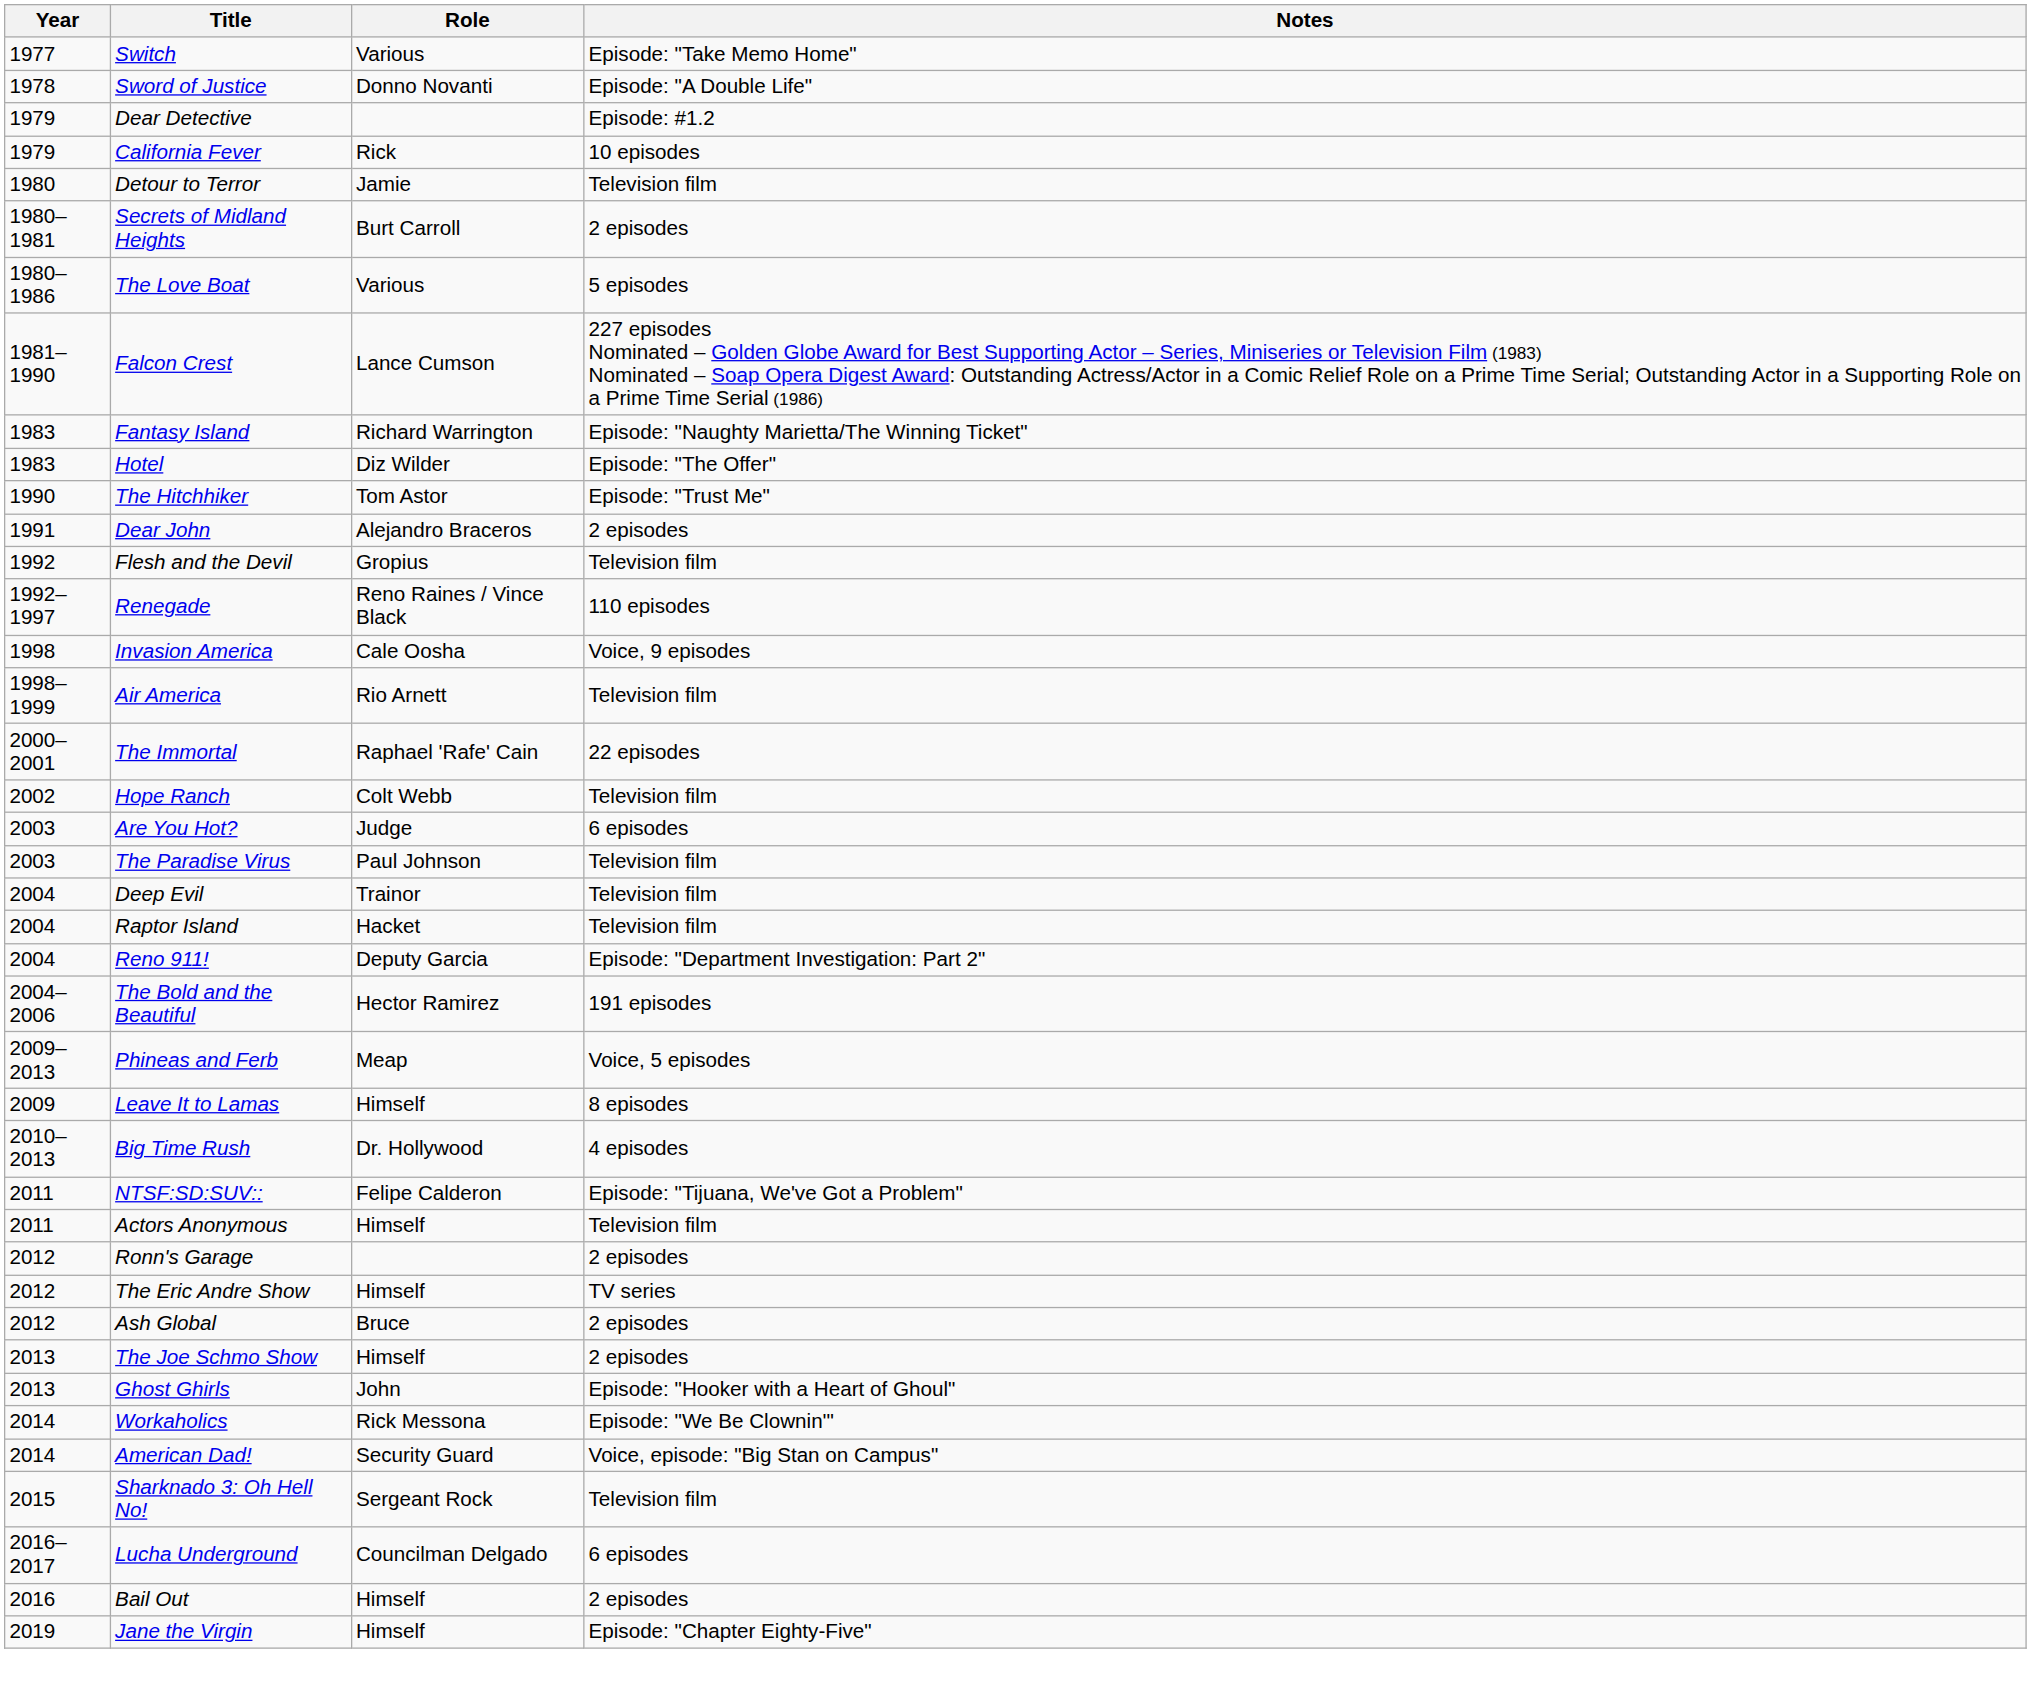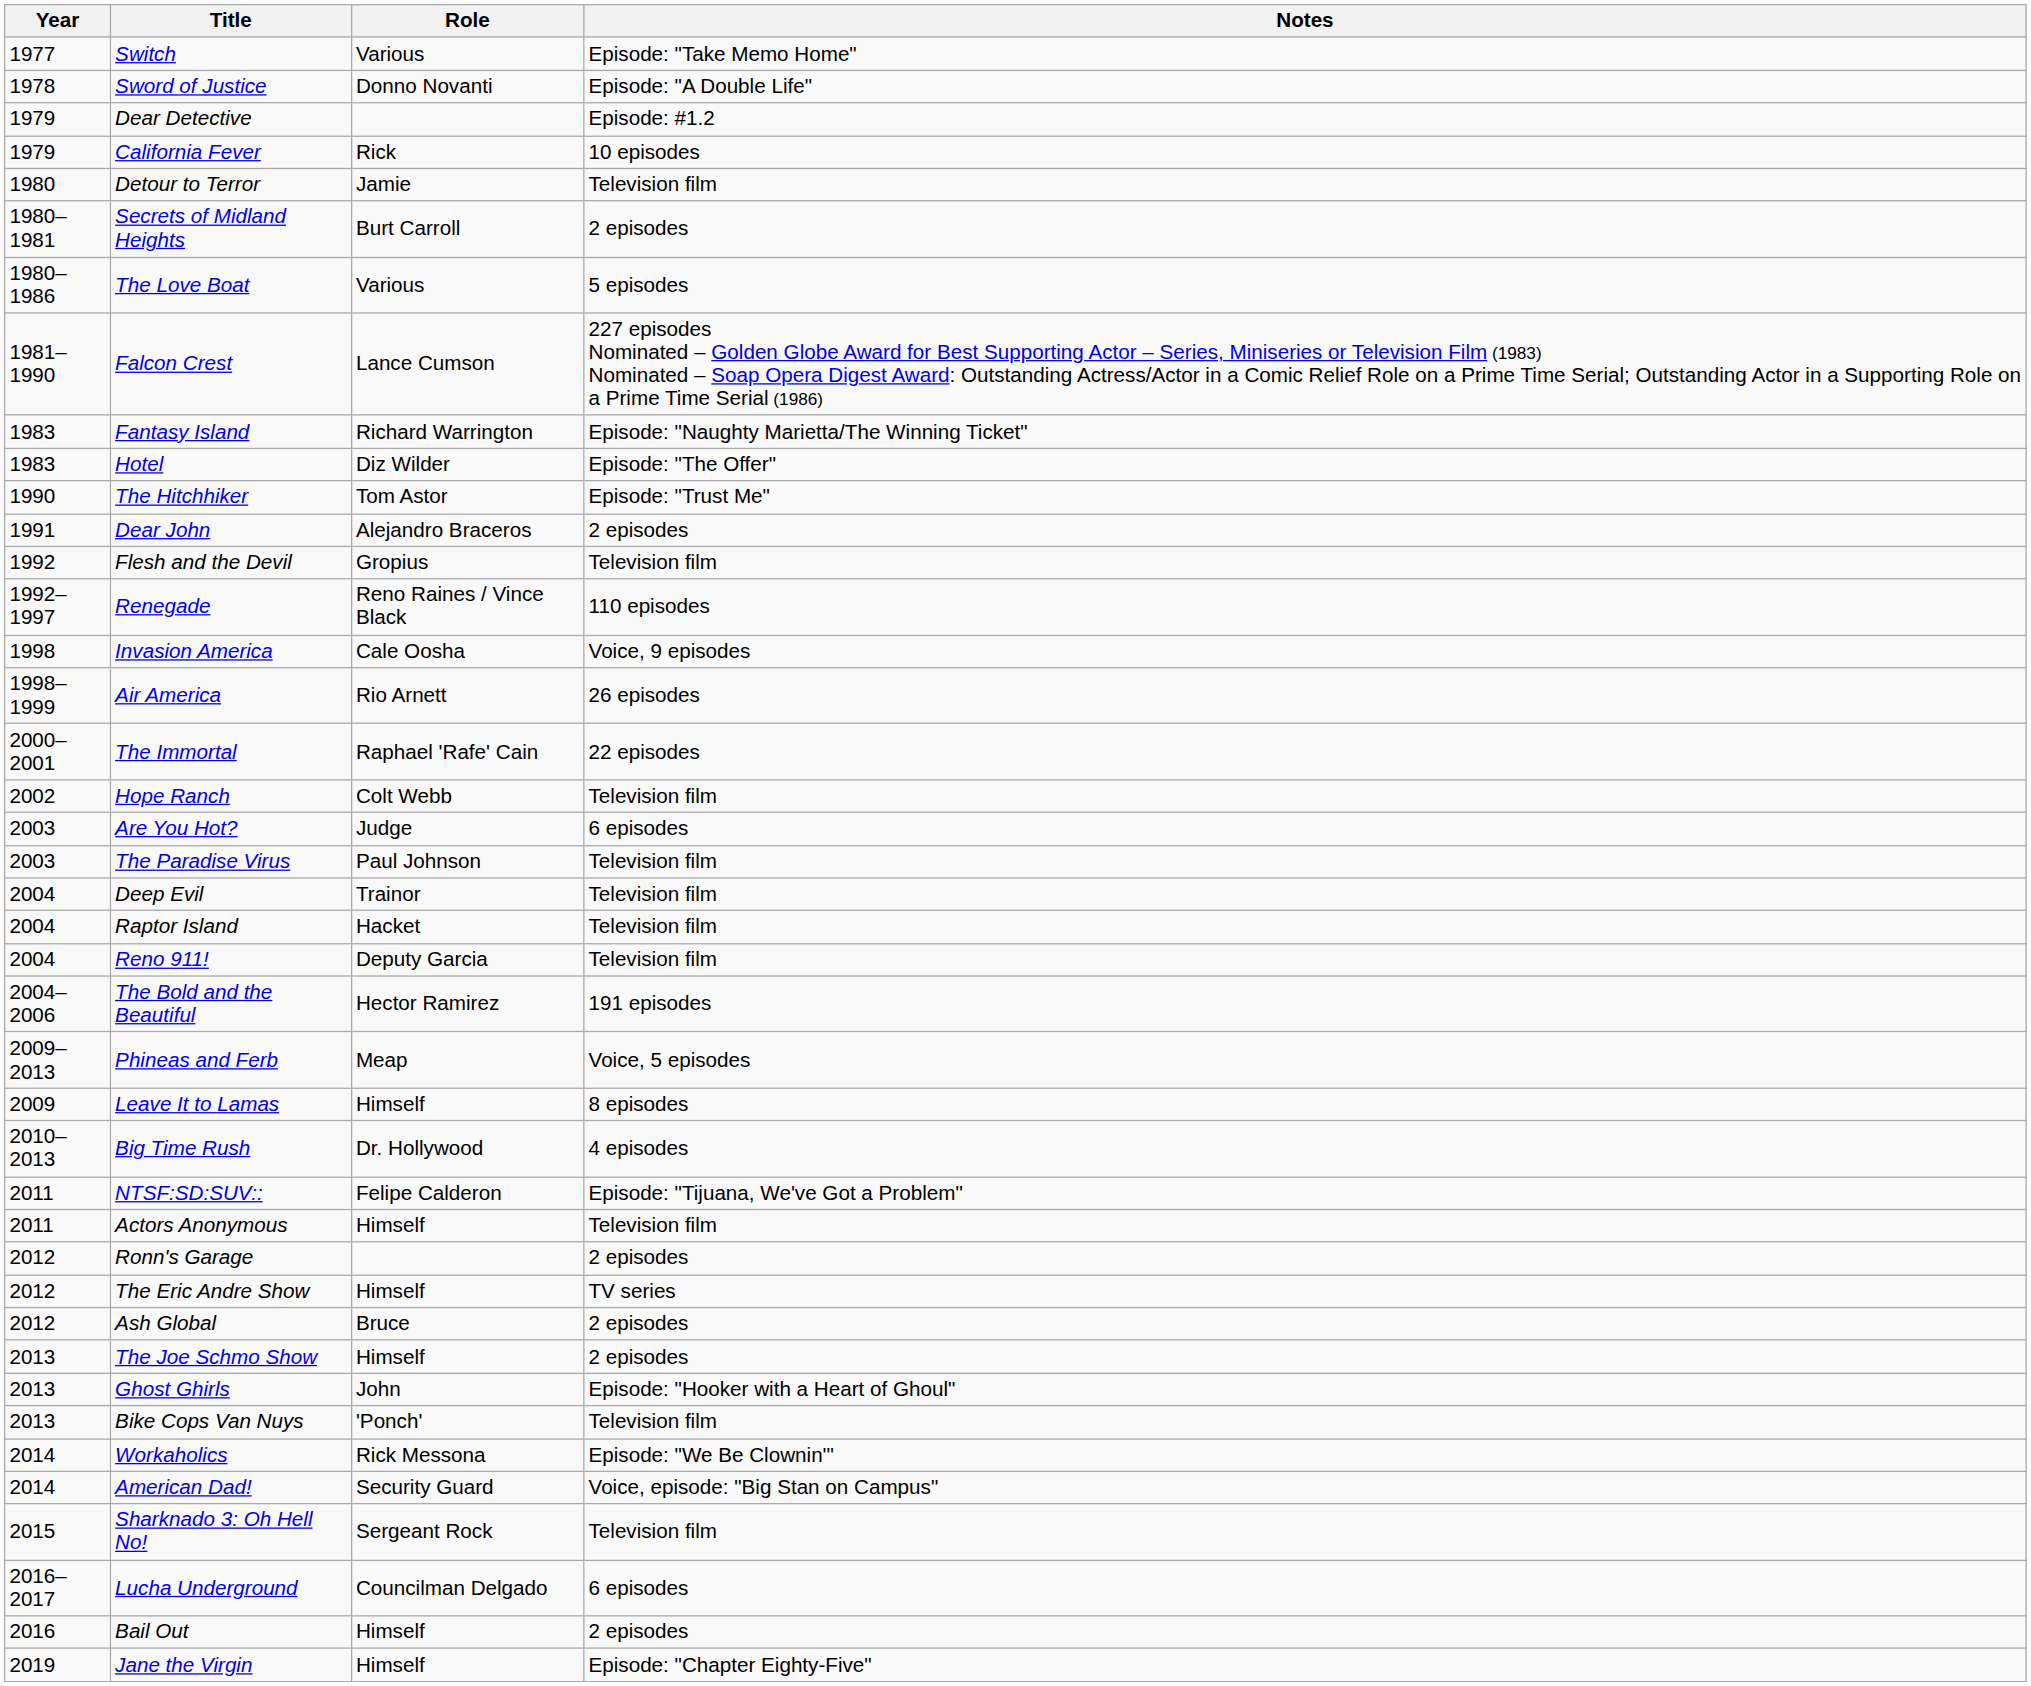(653, 695) Television film -> (644, 695) 26 episodes
(787, 959) Episode: "Department Investigation: Part 2" -> (653, 959) Television film
+ row: (209, 1421)
